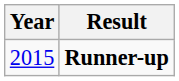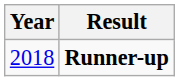(32, 57) 2015 -> (32, 57) 2018
